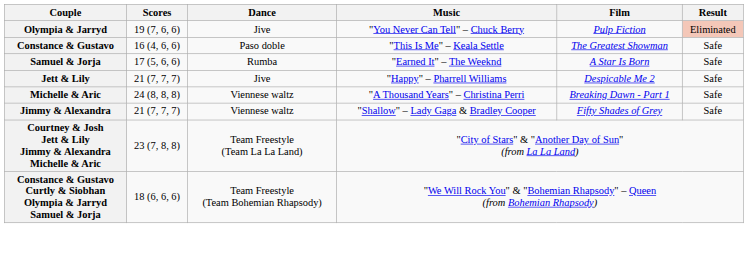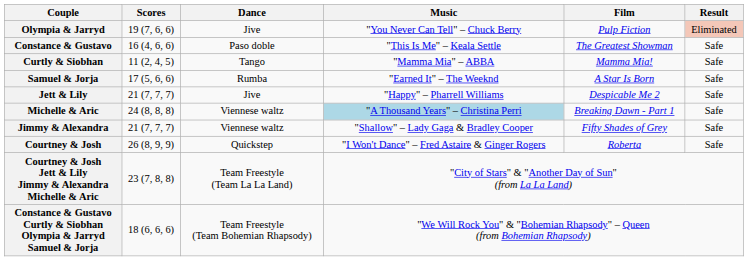+ row: (63, 62)
(447, 95) no background -> (444, 111) lightblue background
+ row: (63, 144)
